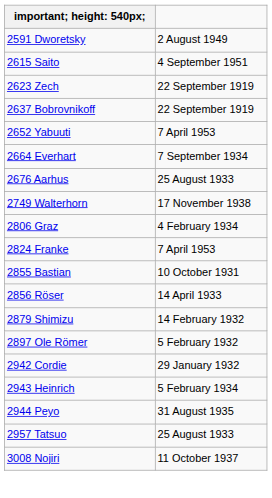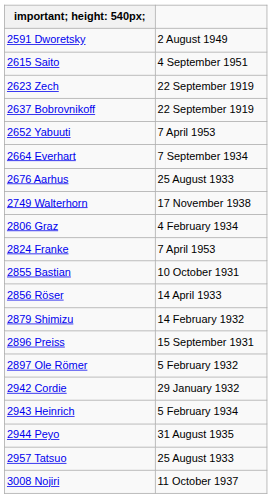+ row: (36, 342)
